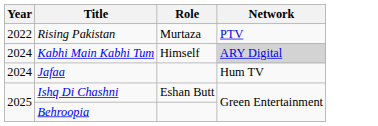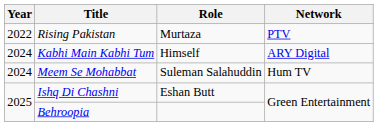(251, 53) lightgrey background -> (298, 53) no background
- row: (51, 72)
+ row: (87, 72)
